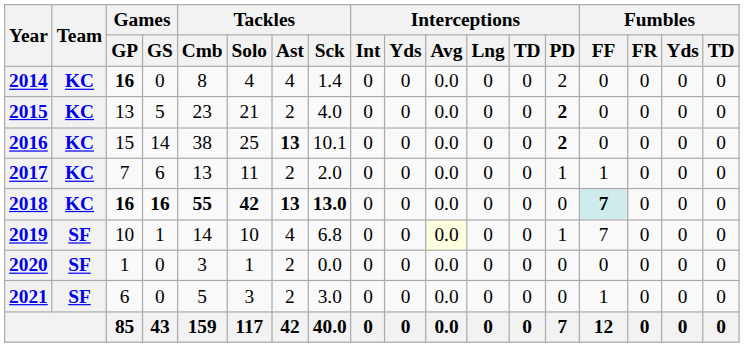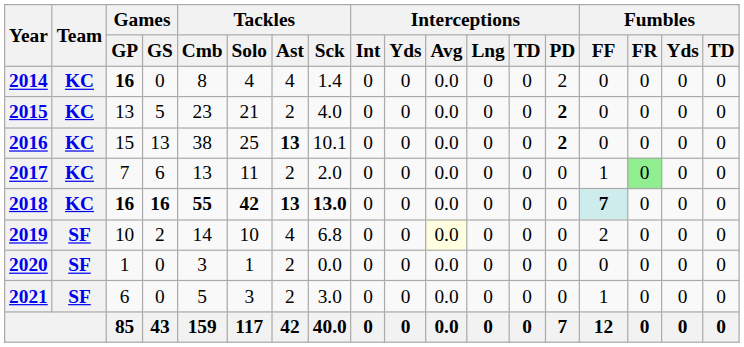(160, 142) 14 -> (160, 142) 13
(562, 173) 1 -> (562, 173) 0
(645, 173) no background -> (645, 173) lightgreen background
(160, 234) 1 -> (160, 234) 2
(562, 234) 1 -> (562, 234) 0
(604, 234) 7 -> (604, 234) 2
